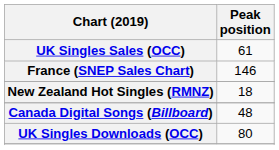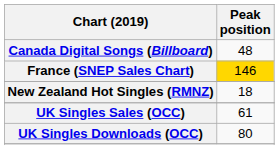rows swapped: (111, 112) <-> (111, 50)
(245, 71) no background -> (245, 71) gold background
